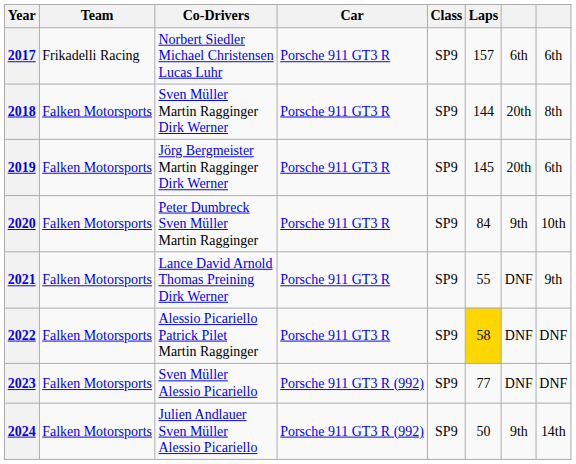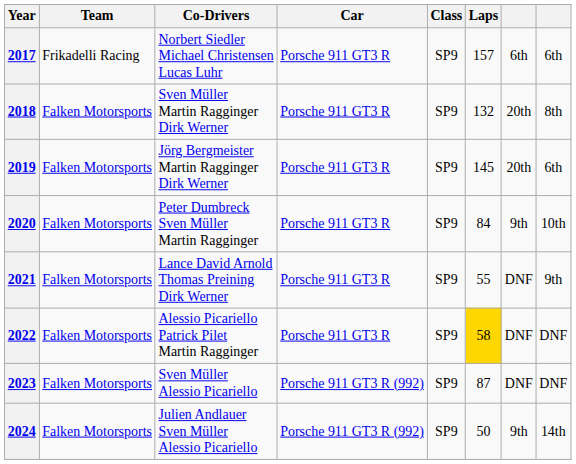(484, 111) 144 -> (484, 111) 132
(484, 383) 77 -> (484, 383) 87
